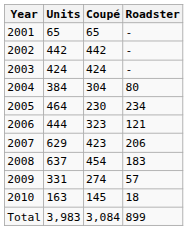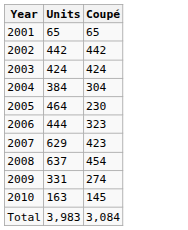- column: (153, 14)
